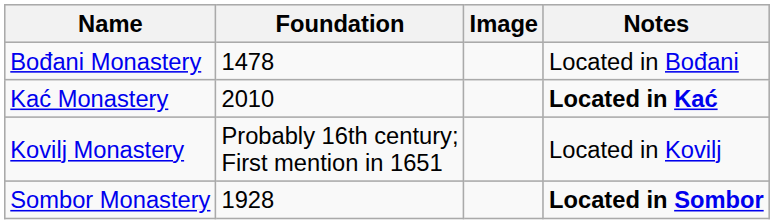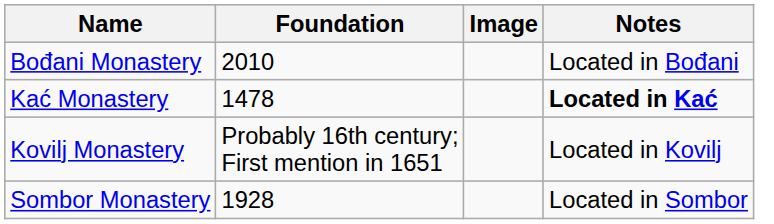(248, 61) 1478 -> (248, 61) 2010
(248, 99) 2010 -> (248, 99) 1478
(656, 200) bold -> (649, 200) normal
